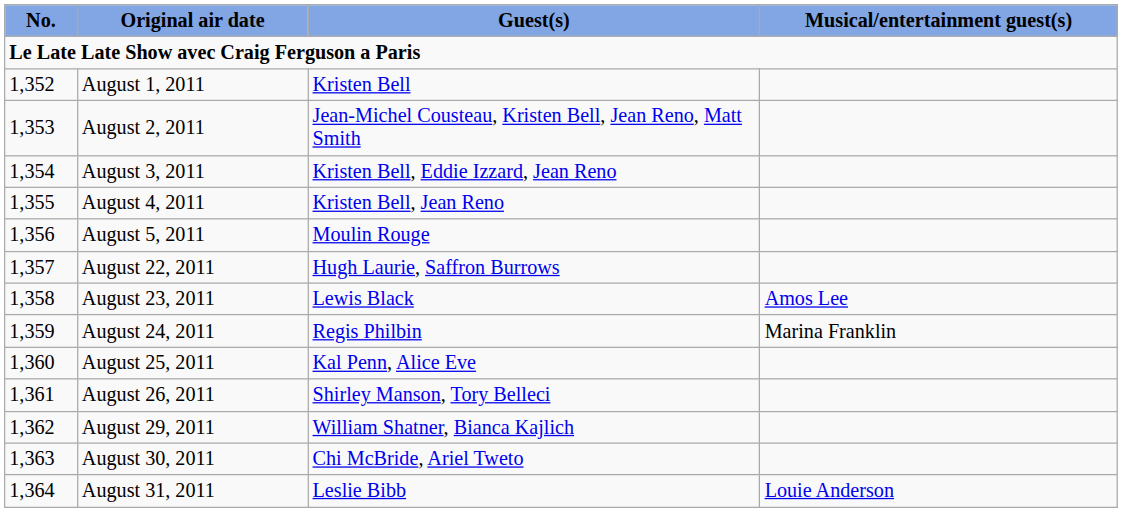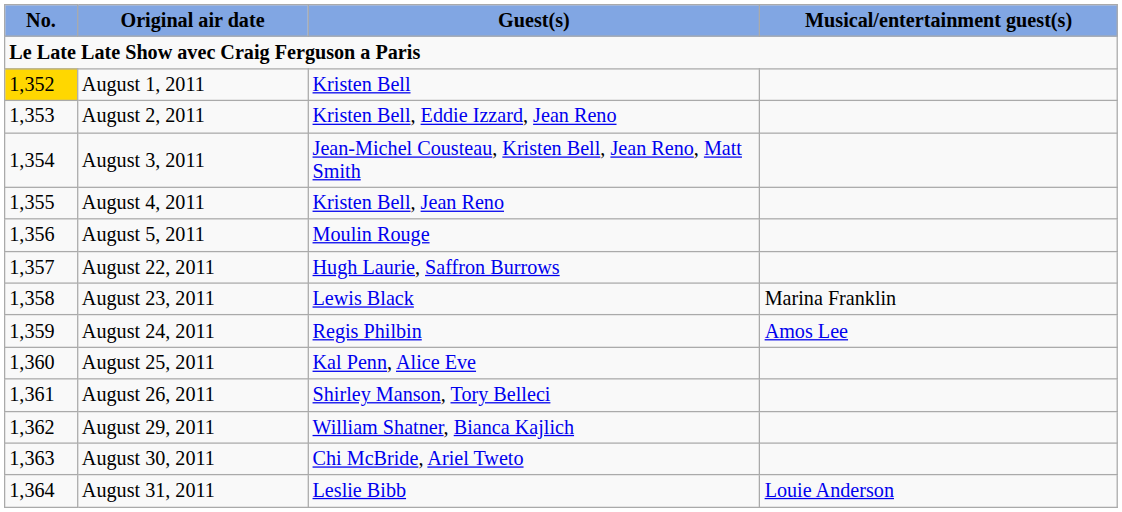(32, 84) no background -> (32, 84) gold background
(527, 127) Jean-Michel Cousteau, Kristen Bell, Jean Reno, Matt Smith -> (465, 116) Kristen Bell, Eddie Izzard, Jean Reno
(465, 171) Kristen Bell, Eddie Izzard, Jean Reno -> (527, 159) Jean-Michel Cousteau, Kristen Bell, Jean Reno, Matt Smith
(806, 298) Amos Lee -> (830, 298) Marina Franklin
(830, 330) Marina Franklin -> (806, 330) Amos Lee
